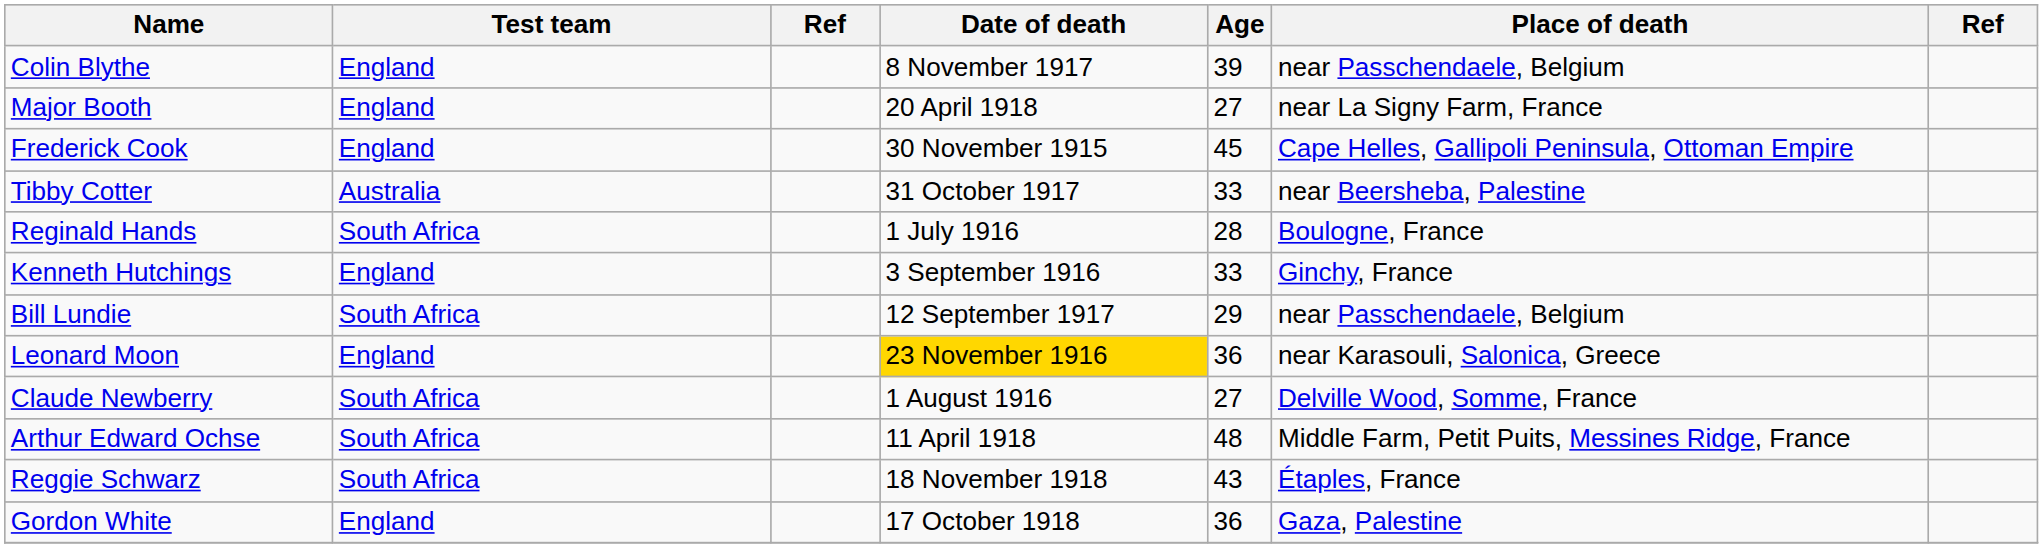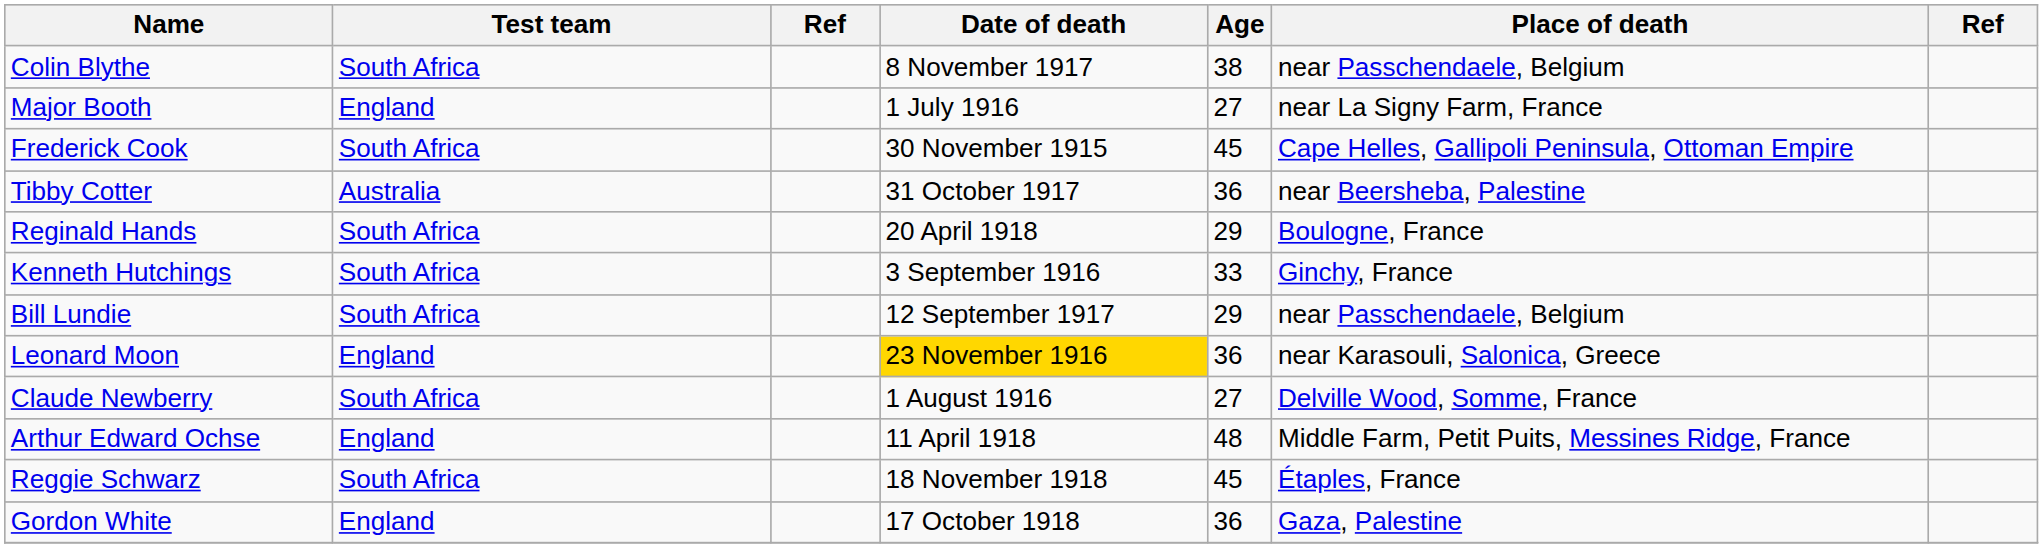(387, 66) England -> (409, 66) South Africa
(1228, 66) 39 -> (1228, 66) 38
(962, 107) 20 April 1918 -> (952, 107) 1 July 1916
(387, 149) England -> (409, 149) South Africa
(1228, 190) 33 -> (1228, 190) 36
(952, 231) 1 July 1916 -> (962, 231) 20 April 1918
(1228, 231) 28 -> (1228, 231) 29
(387, 273) England -> (409, 273) South Africa
(409, 438) South Africa -> (387, 438) England
(1228, 480) 43 -> (1228, 480) 45
